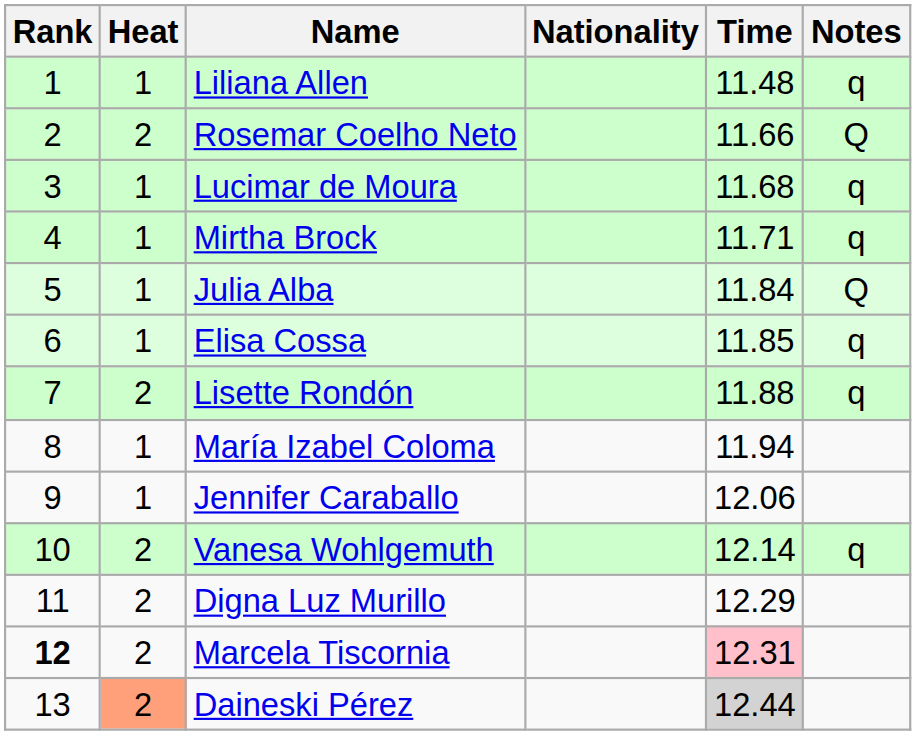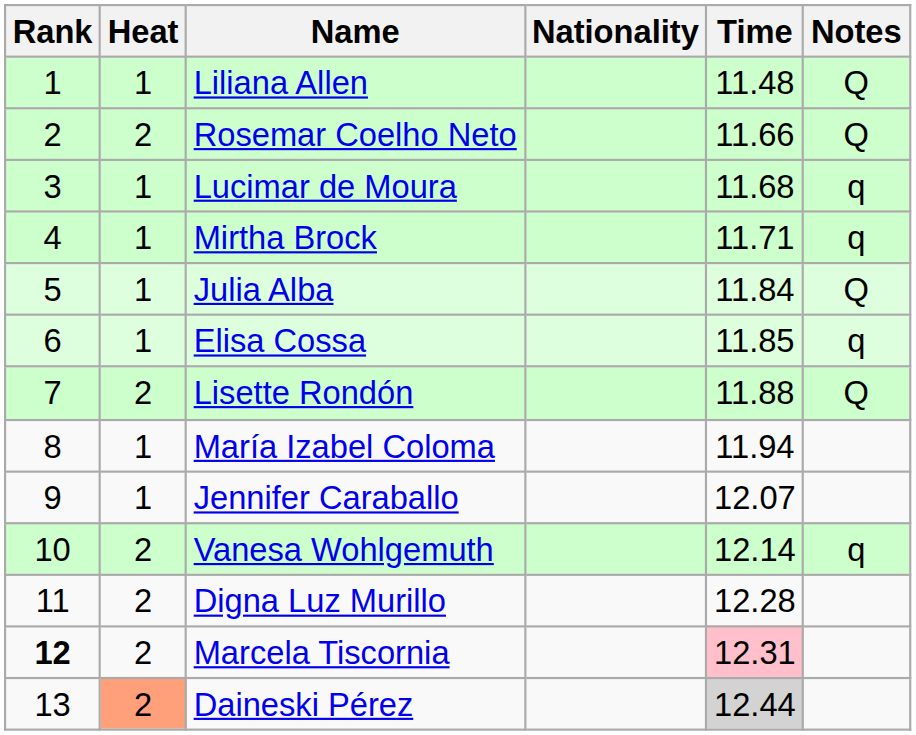(856, 83) q -> (856, 83) Q
(856, 393) q -> (856, 393) Q
(755, 497) 12.06 -> (755, 497) 12.07
(755, 600) 12.29 -> (755, 600) 12.28
